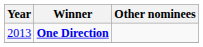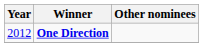(19, 33) 2013 -> (19, 33) 2012
